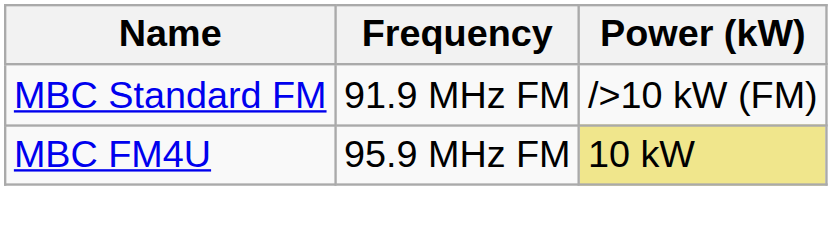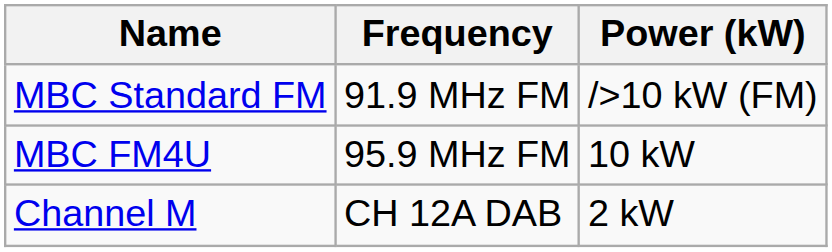(641, 154) khaki background -> (641, 154) no background
+ row: (105, 214)
